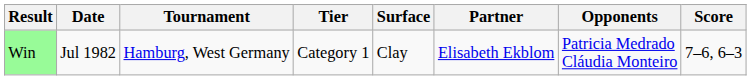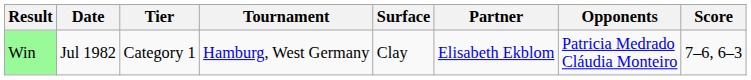columns swapped: (207, 17) <-> (333, 17)
